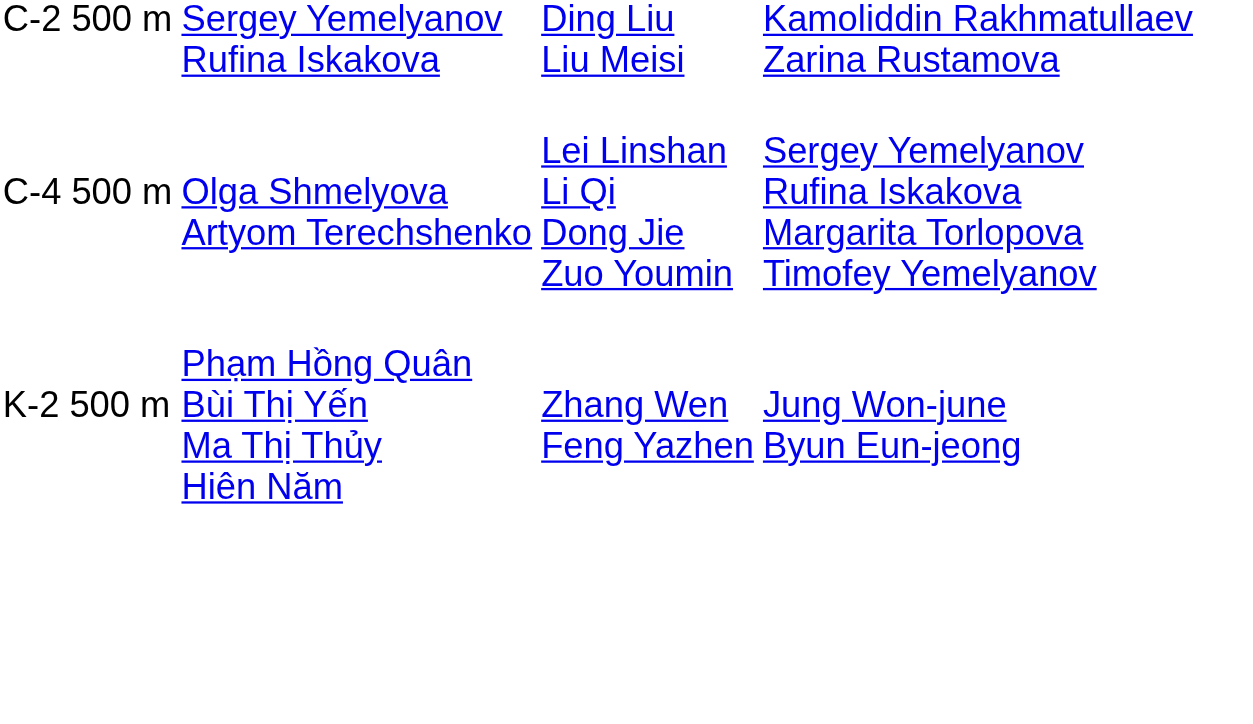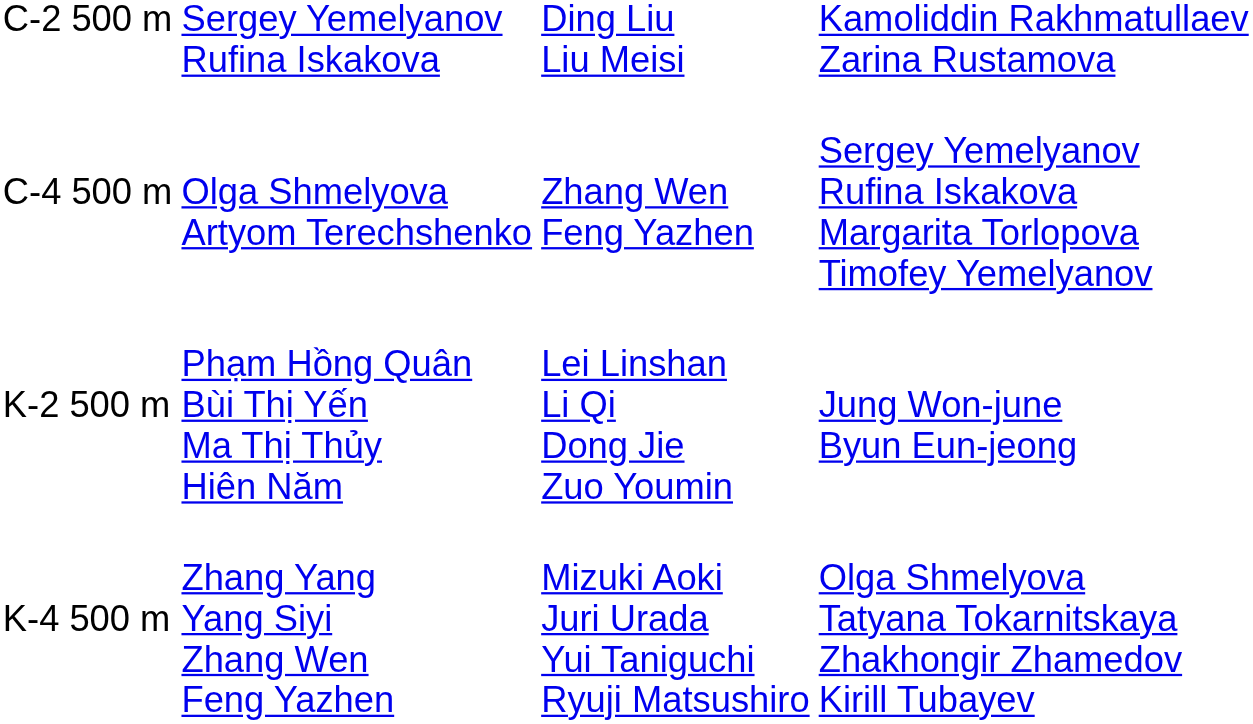(637, 212) Lei Linshan Li Qi Dong Jie Zuo Youmin -> (648, 212) Zhang Wen Feng Yazhen
(648, 425) Zhang Wen Feng Yazhen -> (637, 425) Lei Linshan Li Qi Dong Jie Zuo Youmin
+ row: (87, 618)
